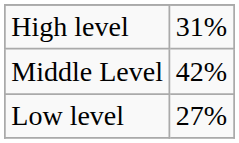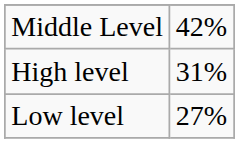rows swapped: (70, 26) <-> (87, 71)
